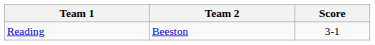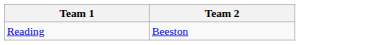- column: (332, 13)
